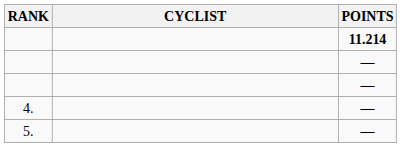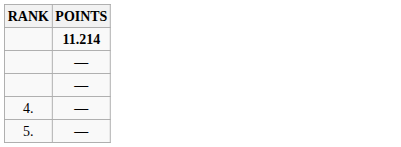- column: (195, 16)
